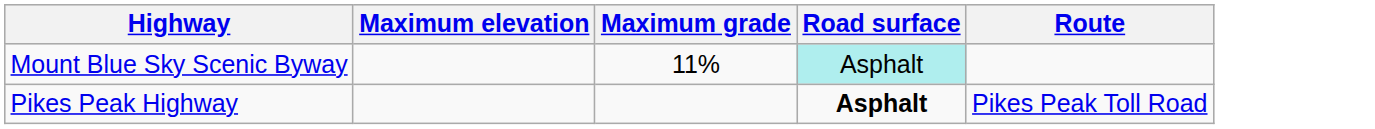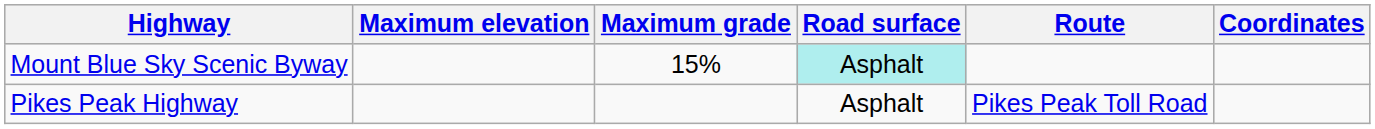+ column: (1292, 24)
(696, 63) 11% -> (696, 63) 15%
(882, 103) bold -> (882, 103) normal
